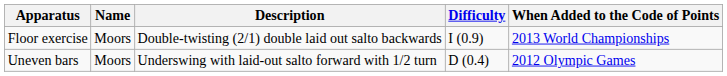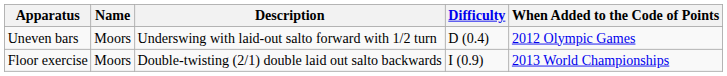rows swapped: (43, 60) <-> (48, 37)
